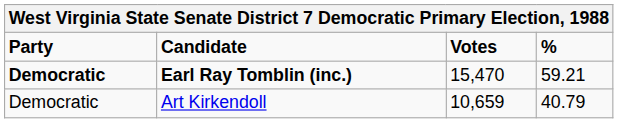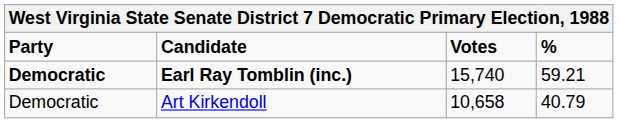(477, 74) 15,470 -> (477, 74) 15,740
(477, 103) 10,659 -> (477, 103) 10,658
